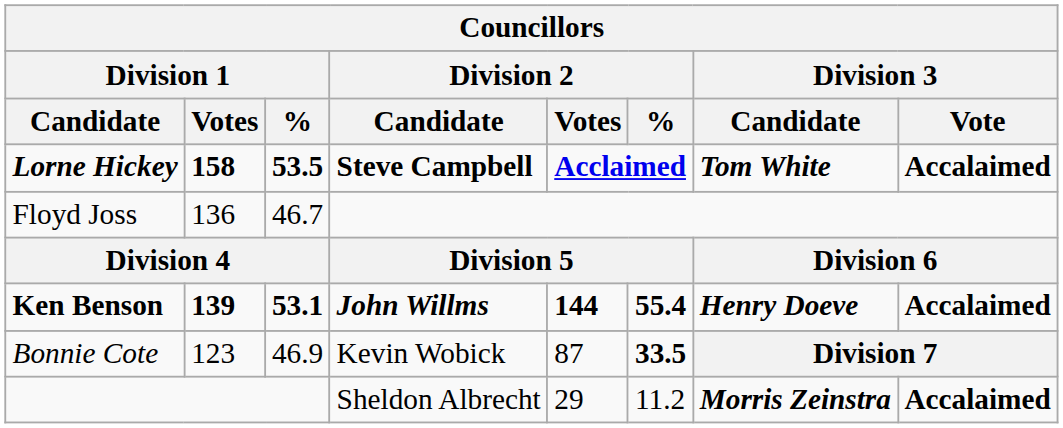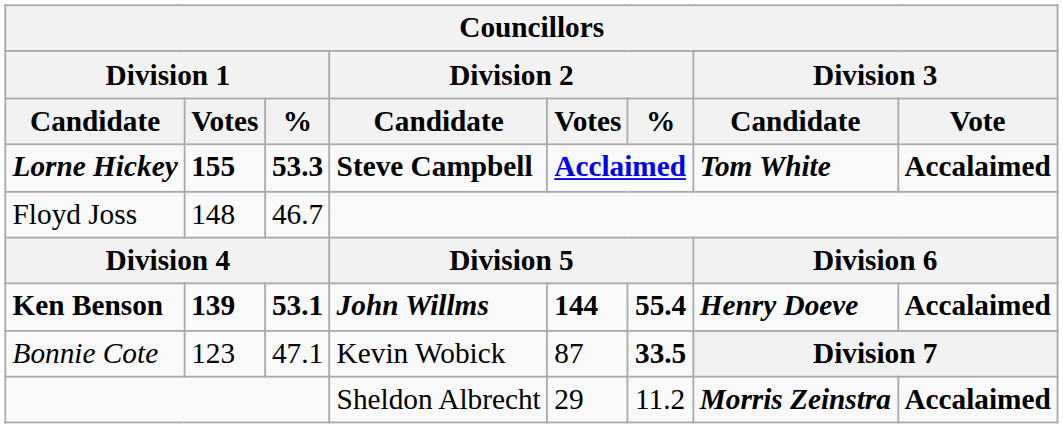(213, 167) 158 -> (213, 167) 155
(298, 167) 53.5 -> (298, 167) 53.3
(213, 213) 136 -> (213, 213) 148
(298, 353) 46.9 -> (298, 353) 47.1
